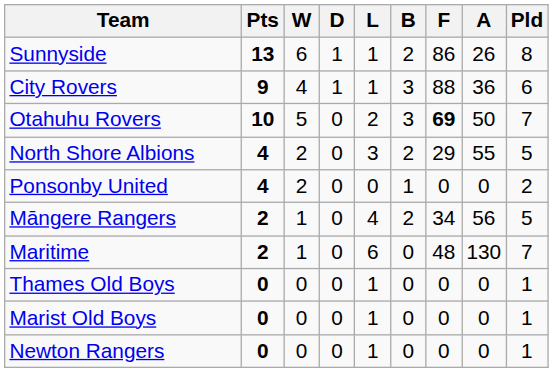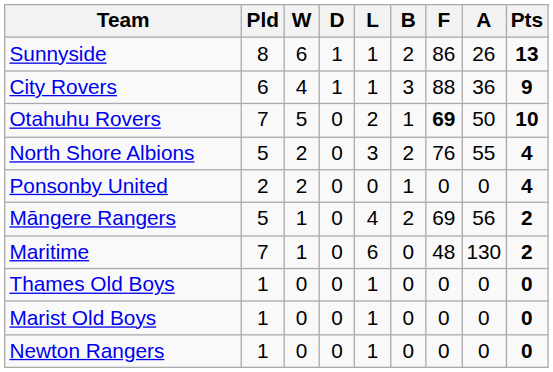columns swapped: (527, 20) <-> (263, 20)
(408, 119) 3 -> (408, 119) 1
(444, 152) 29 -> (444, 152) 76
(444, 218) 34 -> (444, 218) 69
